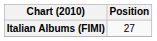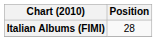(129, 28) 27 -> (129, 28) 28
